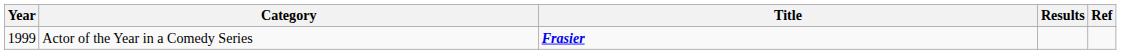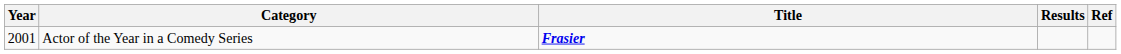(22, 37) 1999 -> (22, 37) 2001
